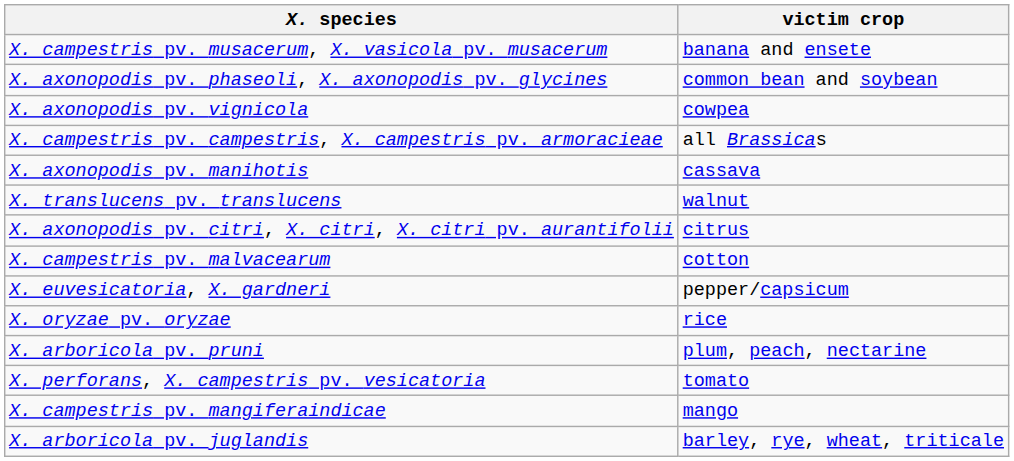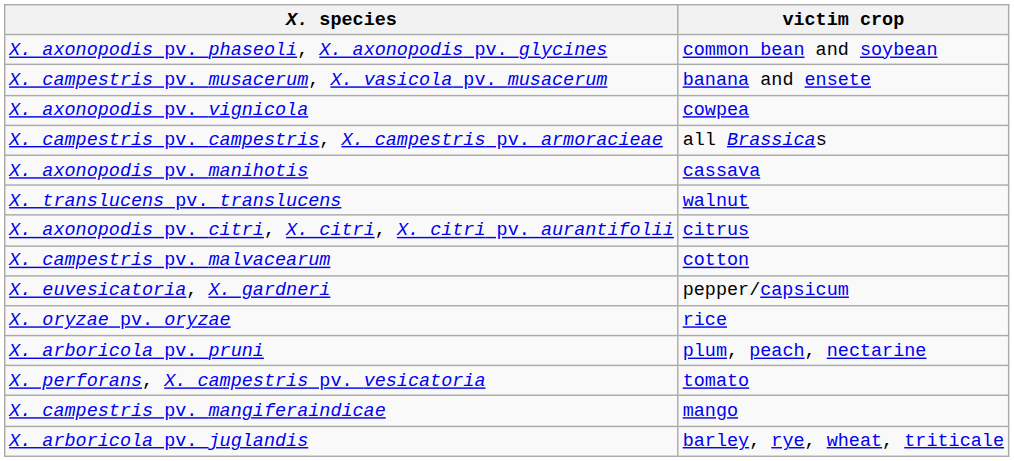rows swapped: (308, 50) <-> (308, 80)
